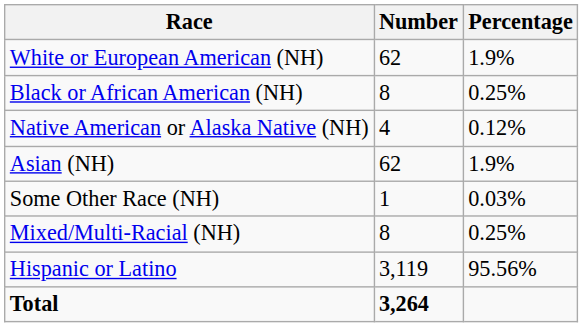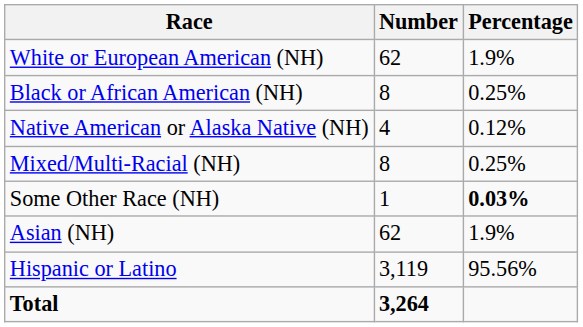rows swapped: (62, 163) <-> (125, 233)
(497, 198) normal -> (499, 198) bold
